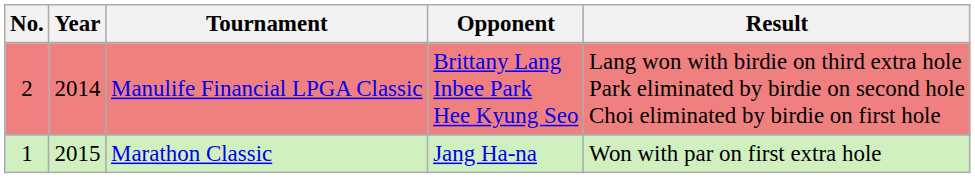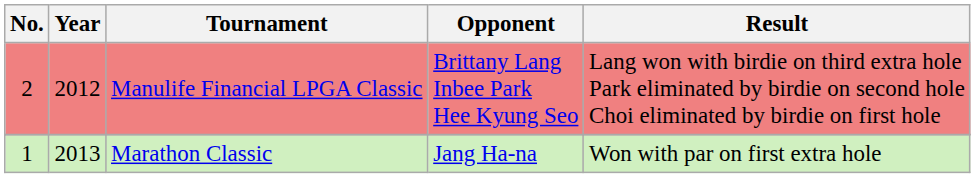(77, 88) 2014 -> (77, 88) 2012
(77, 153) 2015 -> (77, 153) 2013
